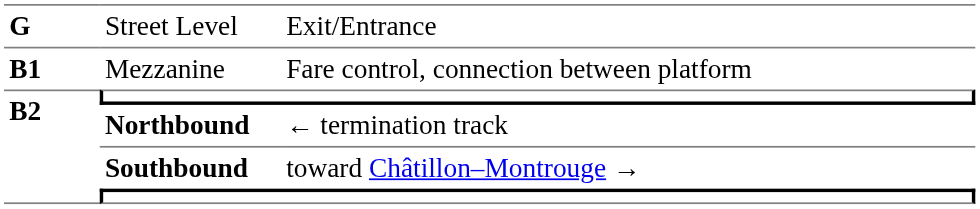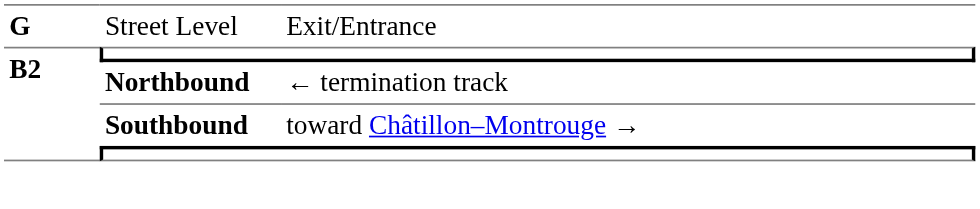- row: (165, 68)
